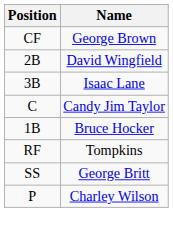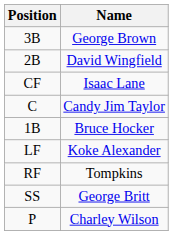(32, 38) CF -> (32, 38) 3B
(32, 83) 3B -> (32, 83) CF
+ row: (114, 151)
